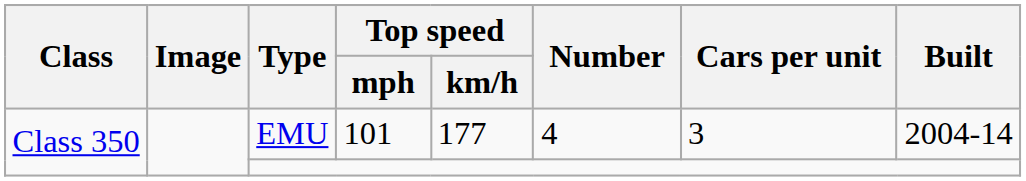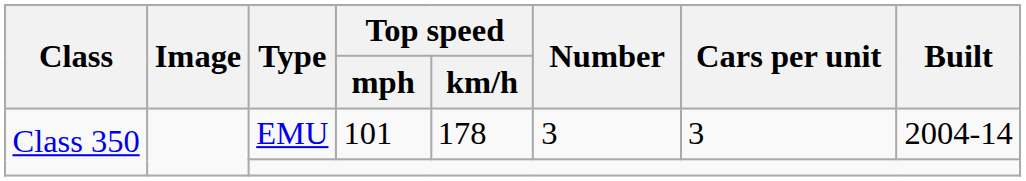(462, 133) 177 -> (462, 133) 178
(549, 133) 4 -> (549, 133) 3
